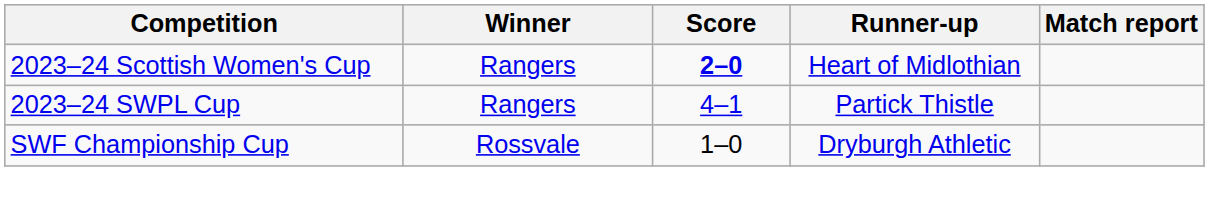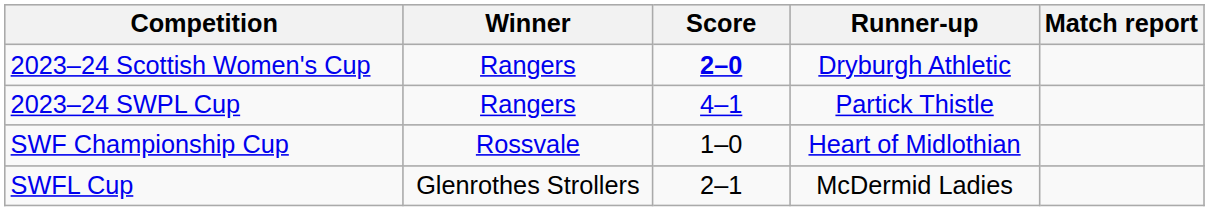(915, 64) Heart of Midlothian -> (915, 64) Dryburgh Athletic
(915, 144) Dryburgh Athletic -> (915, 144) Heart of Midlothian
+ row: (72, 184)
